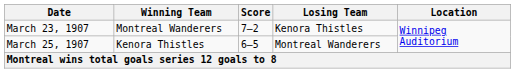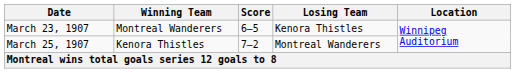(250, 28) 7–2 -> (250, 28) 6–5
(250, 44) 6–5 -> (250, 44) 7–2
